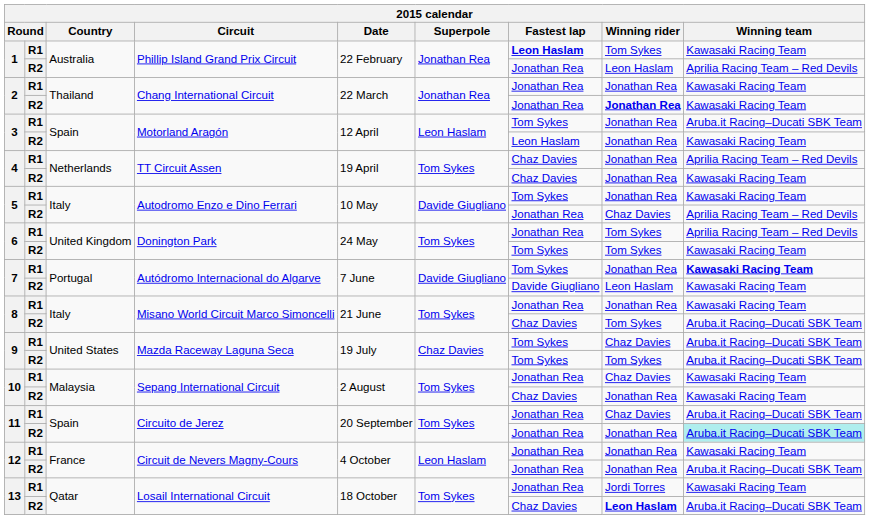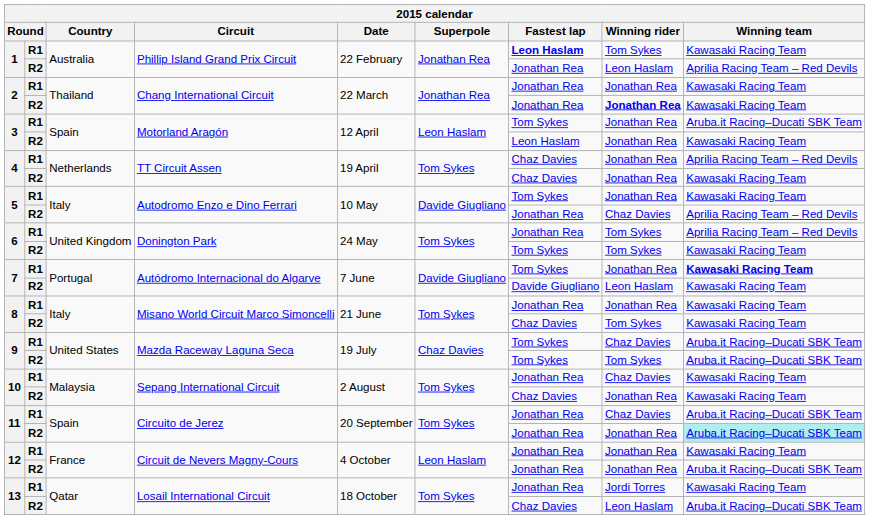(774, 323) Aruba.it Racing–Ducati SBK Team -> (746, 323) Kawasaki Racing Team
(641, 505) bold -> (639, 505) normal
